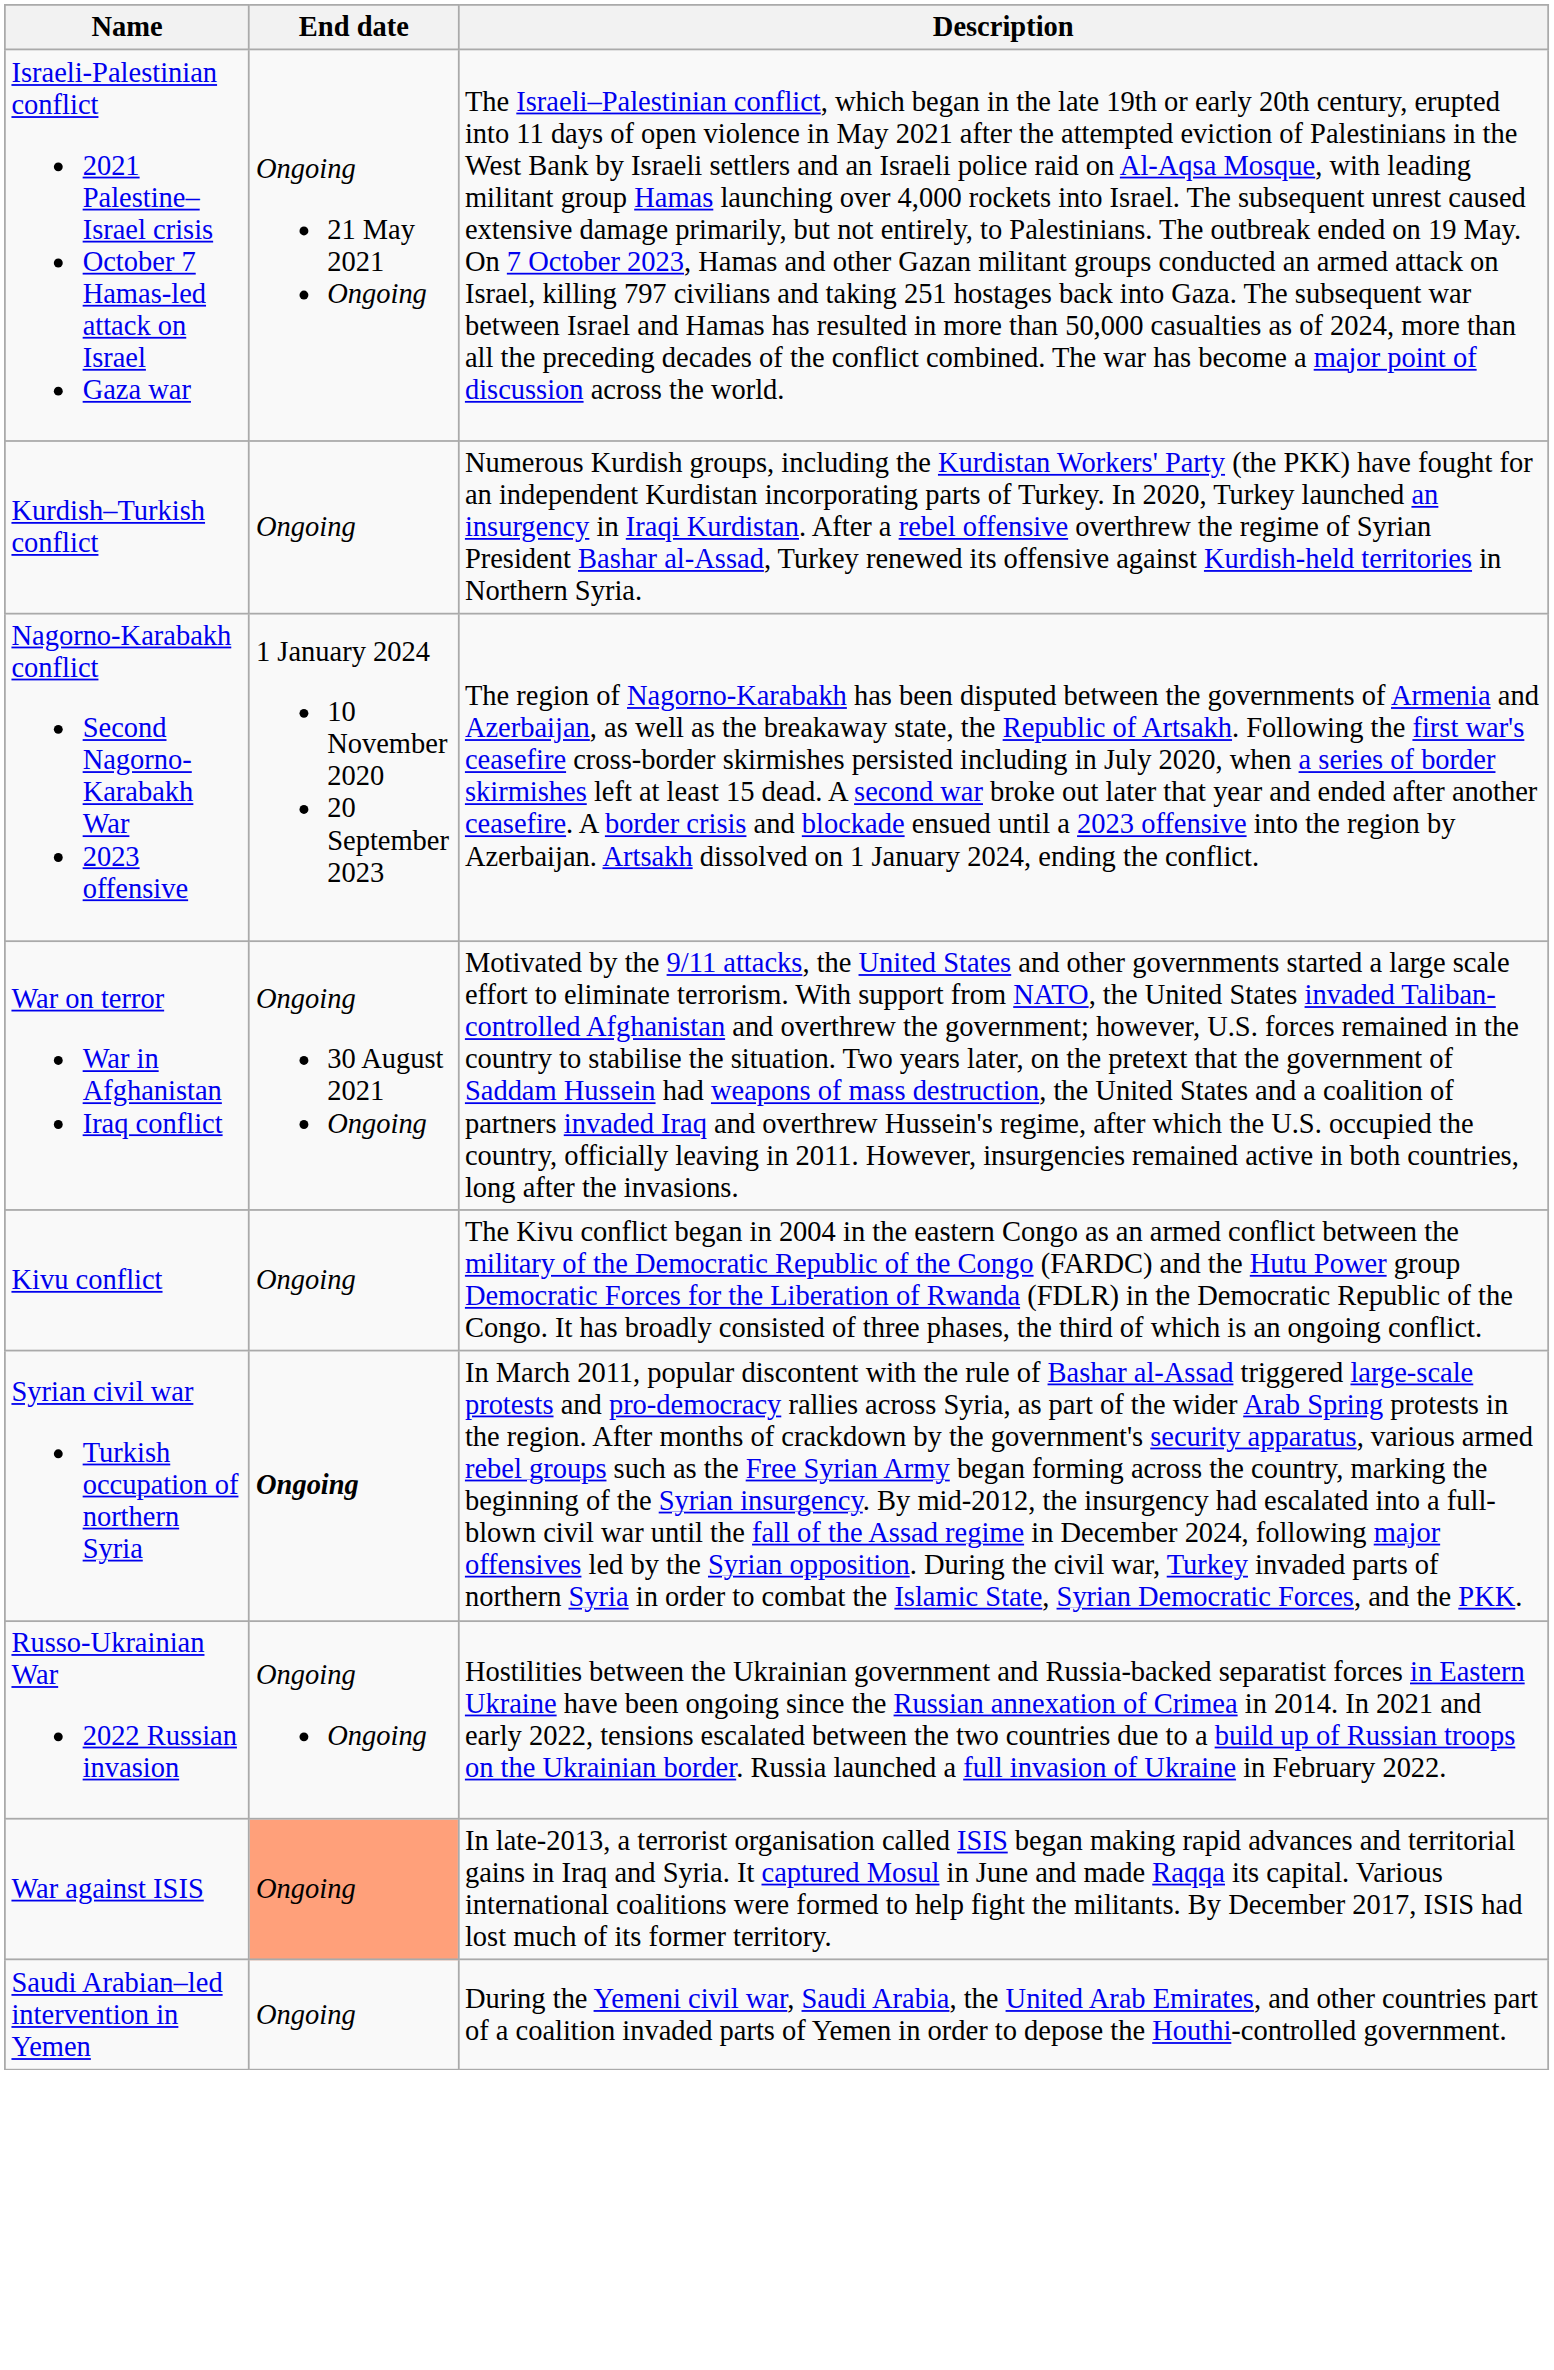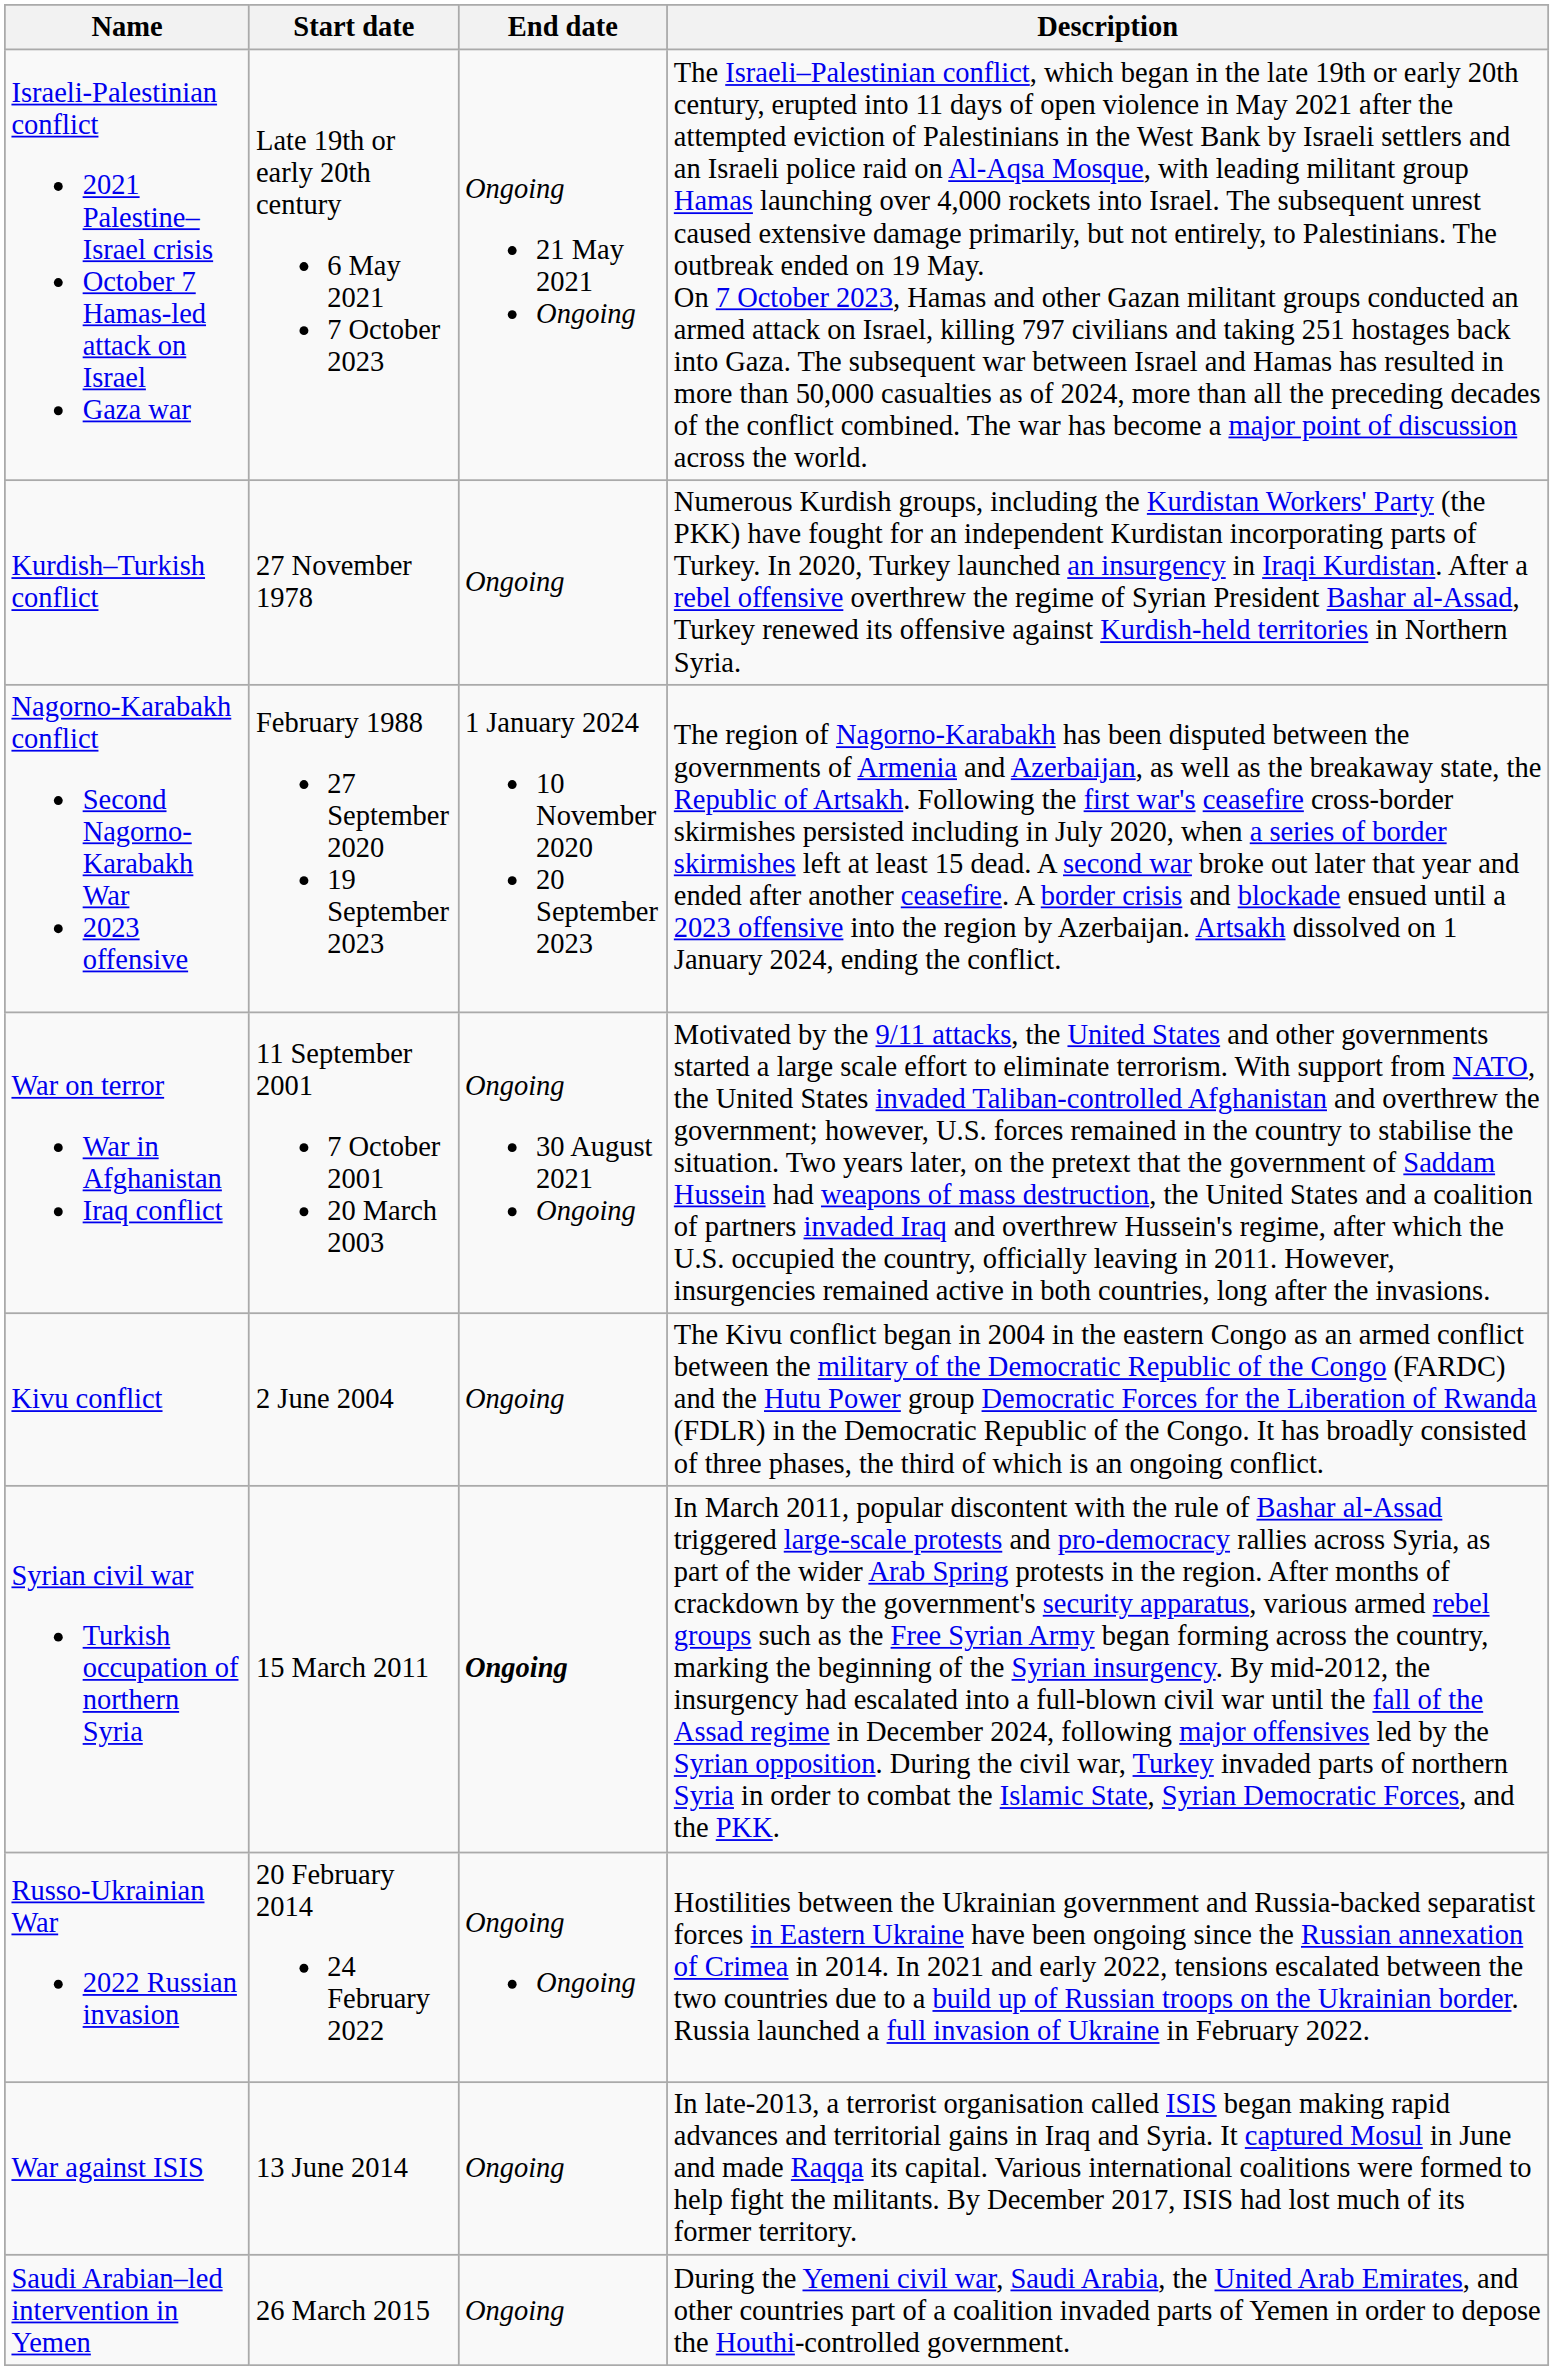+ column: (354, 27)
(306, 1888) lightsalmon background -> (515, 2168) no background
